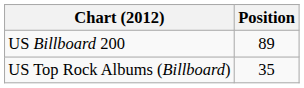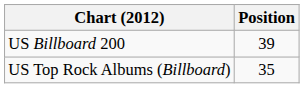(267, 43) 89 -> (267, 43) 39
